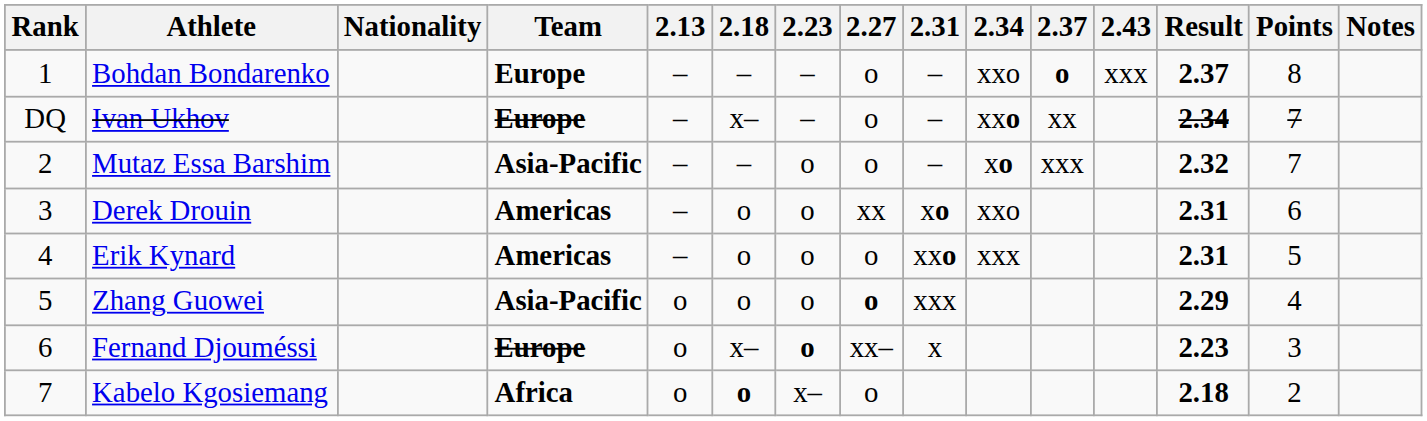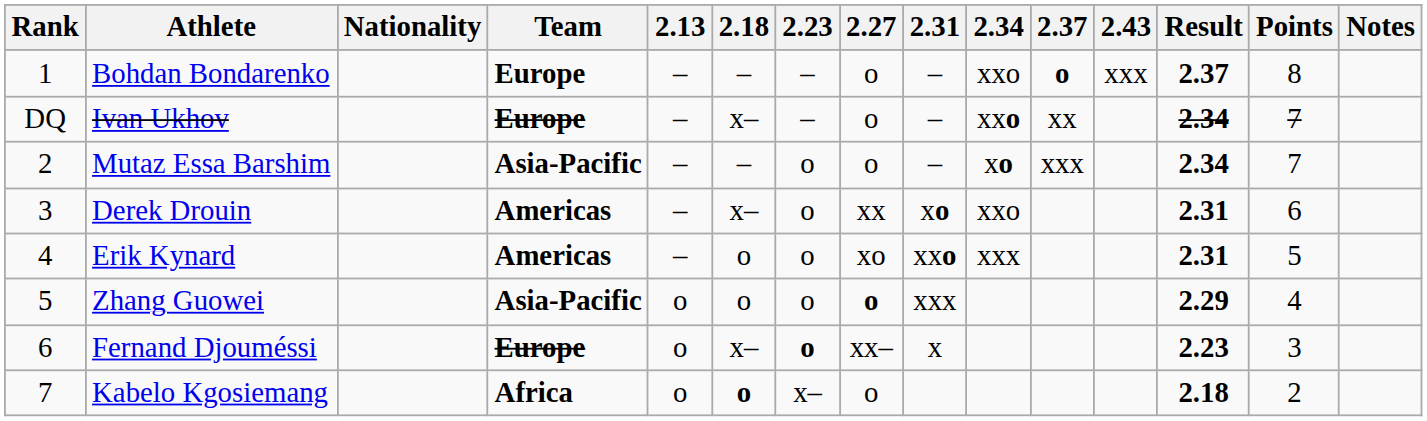(1204, 164) 2.32 -> (1204, 164) 2.34
(744, 210) o -> (744, 210) x–
(871, 255) o -> (871, 255) xo
